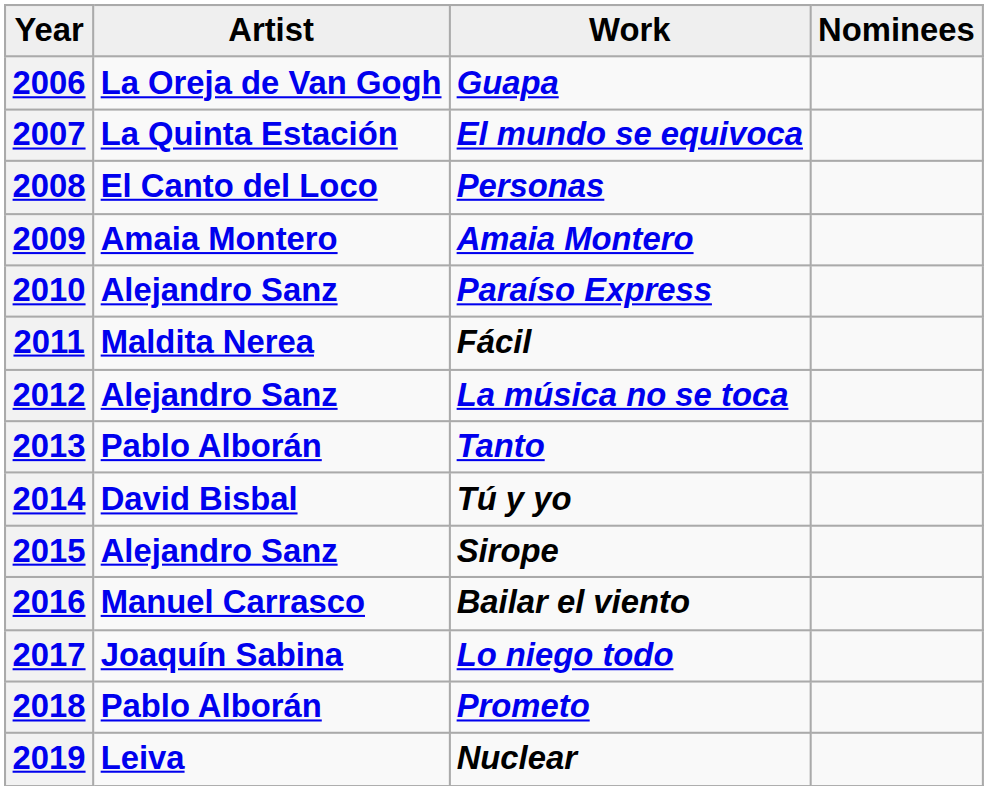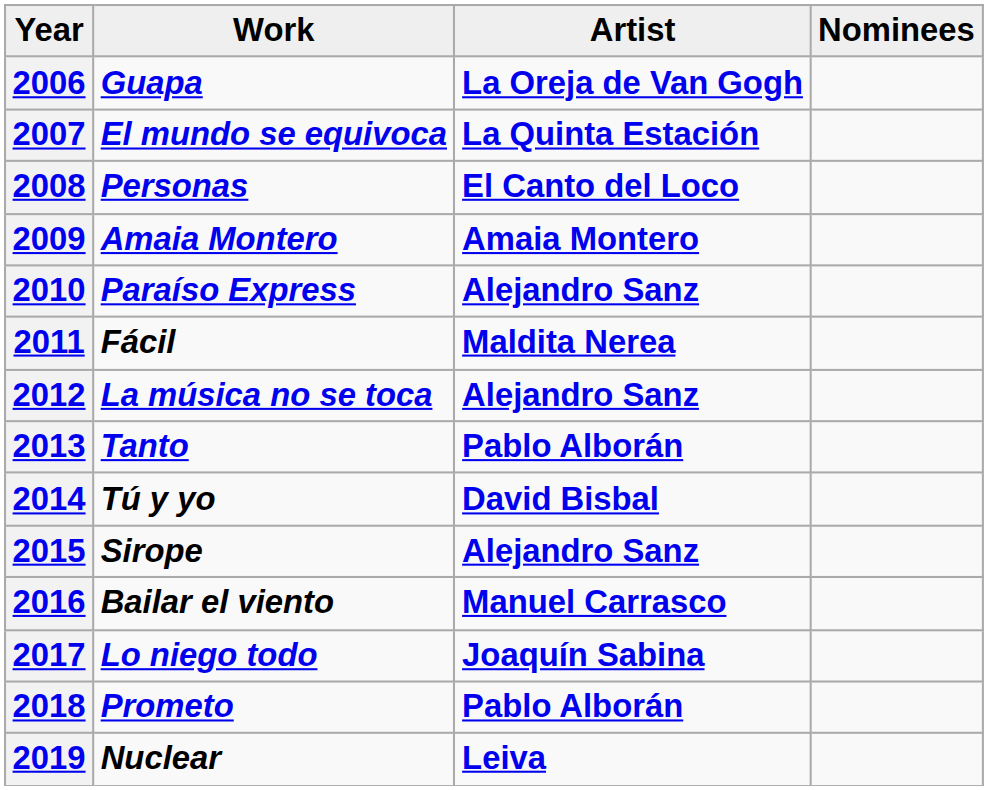columns swapped: (271, 30) <-> (630, 30)
